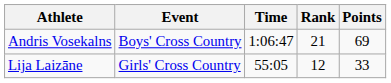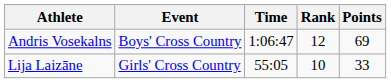(318, 41) 21 -> (318, 41) 12
(318, 66) 12 -> (318, 66) 10
